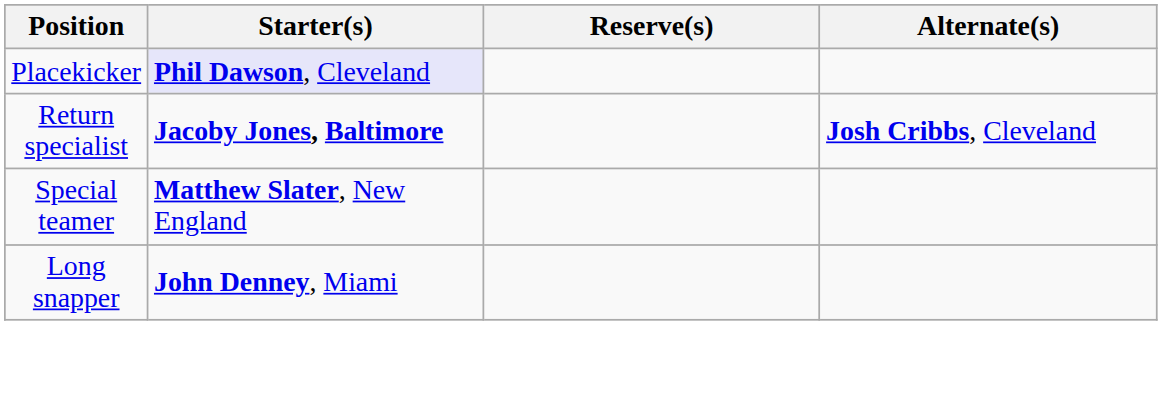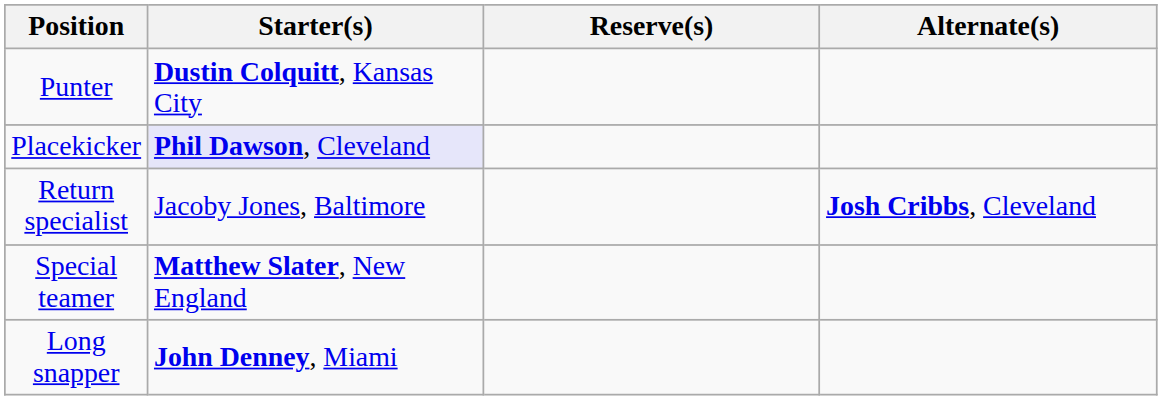+ row: (76, 86)
(299, 130) bold -> (290, 206) normal
